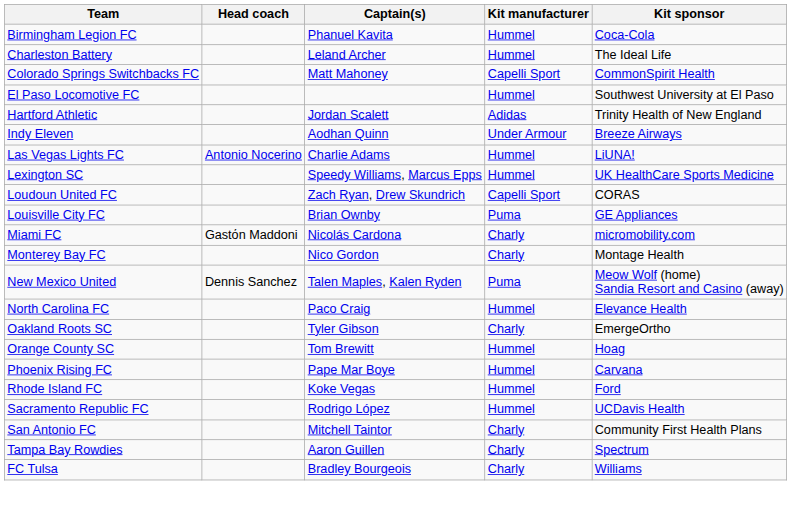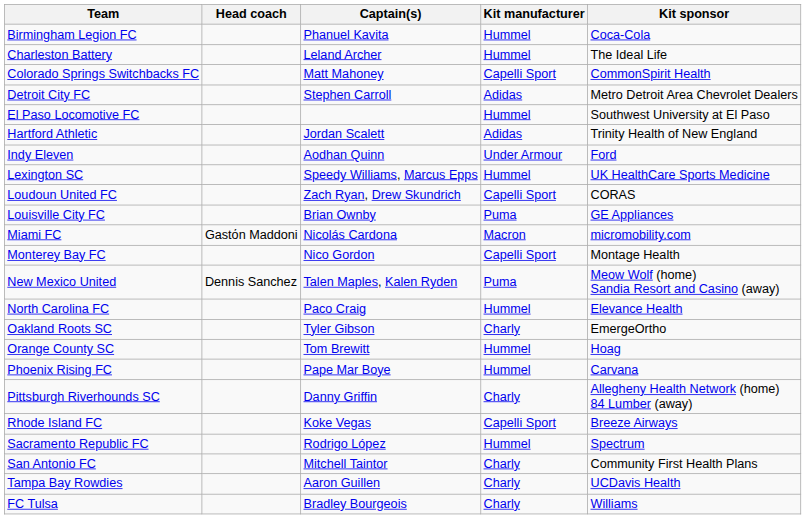+ row: (49, 94)
(638, 134) Breeze Airways -> (604, 154) Ford
- row: (66, 154)
(506, 235) Charly -> (505, 235) Macron
(506, 255) Charly -> (520, 255) Capelli Sport
+ row: (84, 396)
(511, 389) Hummel -> (520, 423) Capelli Sport
(608, 389) Ford -> (634, 423) Breeze Airways
(640, 409) UCDavis Health -> (618, 443) Spectrum
(622, 449) Spectrum -> (635, 483) UCDavis Health
